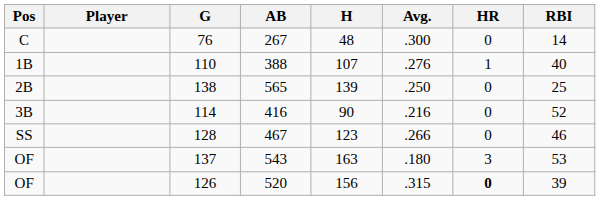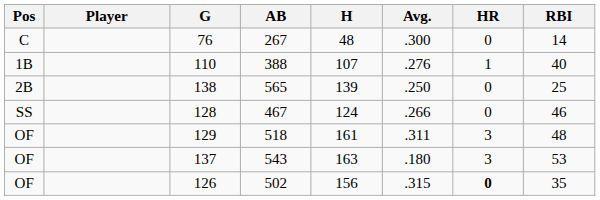- row: (205, 111)
(347, 135) 123 -> (347, 111) 124
+ row: (205, 135)
(276, 183) 520 -> (276, 183) 502
(559, 183) 39 -> (559, 183) 35
